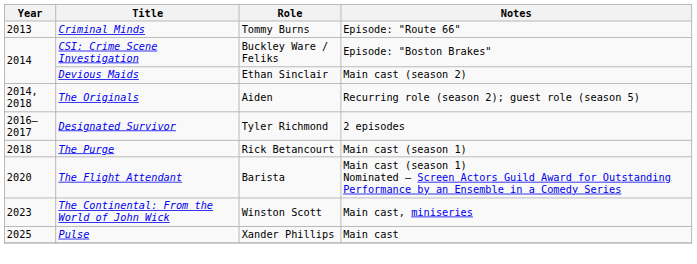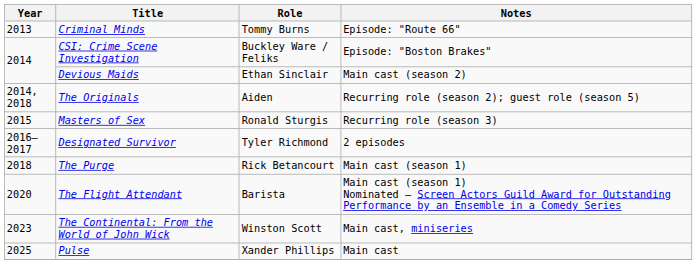+ row: (102, 120)
